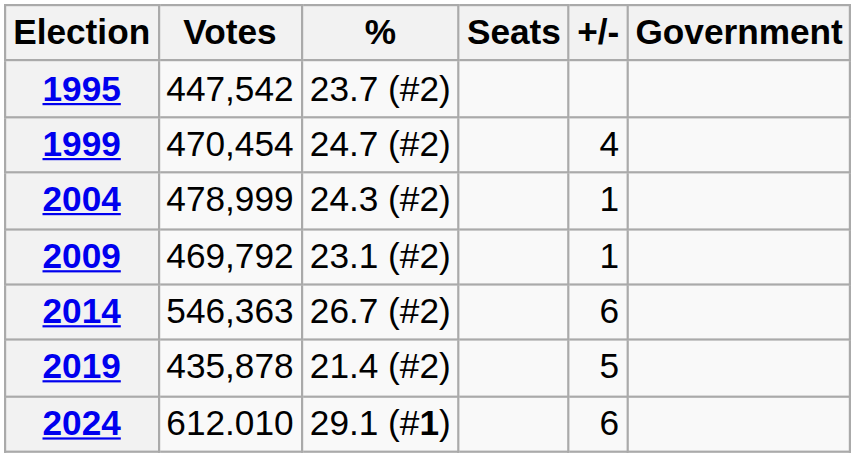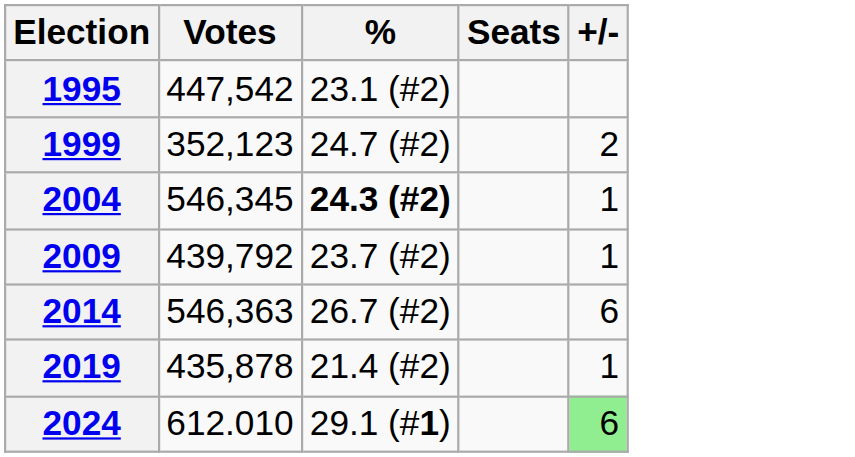- column: (739, 32)
(380, 88) 23.7 (#2) -> (380, 88) 23.1 (#2)
(230, 144) 470,454 -> (230, 144) 352,123
(609, 144) 4 -> (609, 144) 2
(230, 199) 478,999 -> (230, 199) 546,345
(380, 199) normal -> (380, 199) bold
(230, 255) 469,792 -> (230, 255) 439,792
(380, 255) 23.1 (#2) -> (380, 255) 23.7 (#2)
(609, 367) 5 -> (609, 367) 1
(609, 423) no background -> (609, 423) lightgreen background
